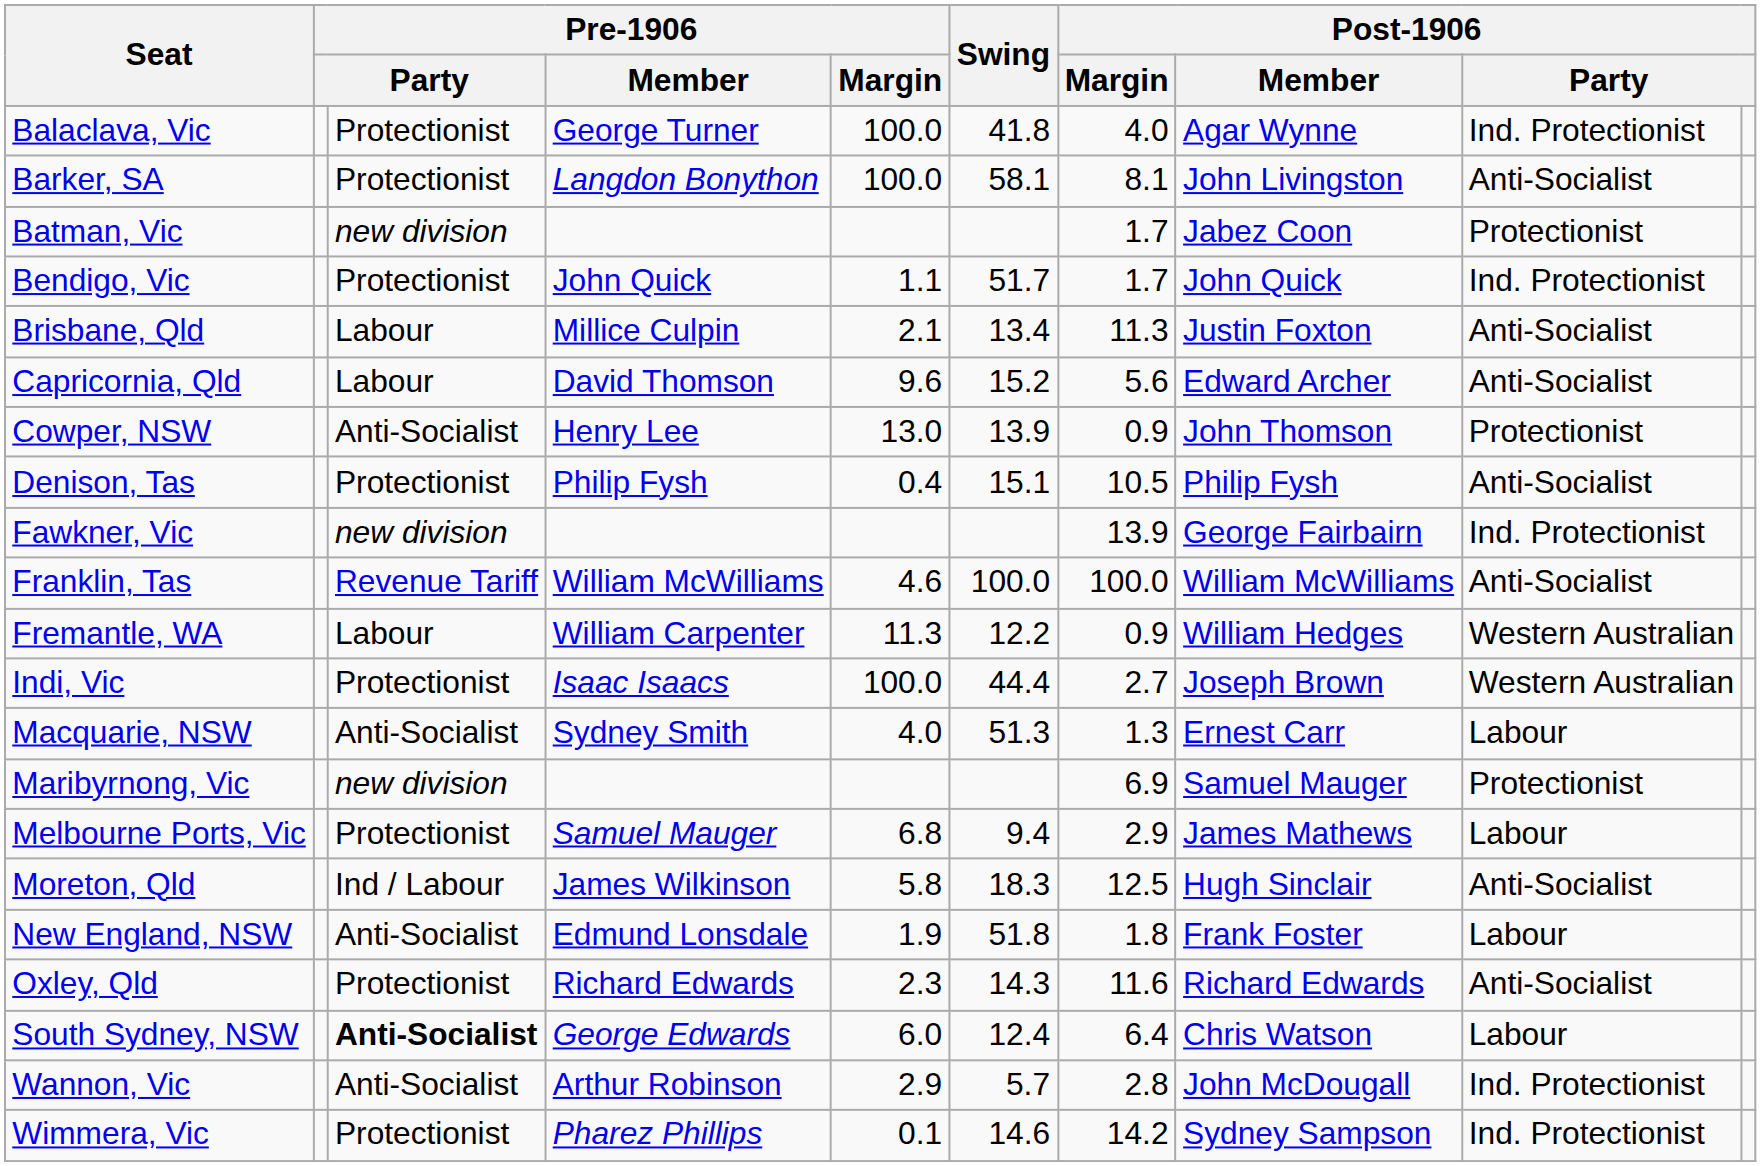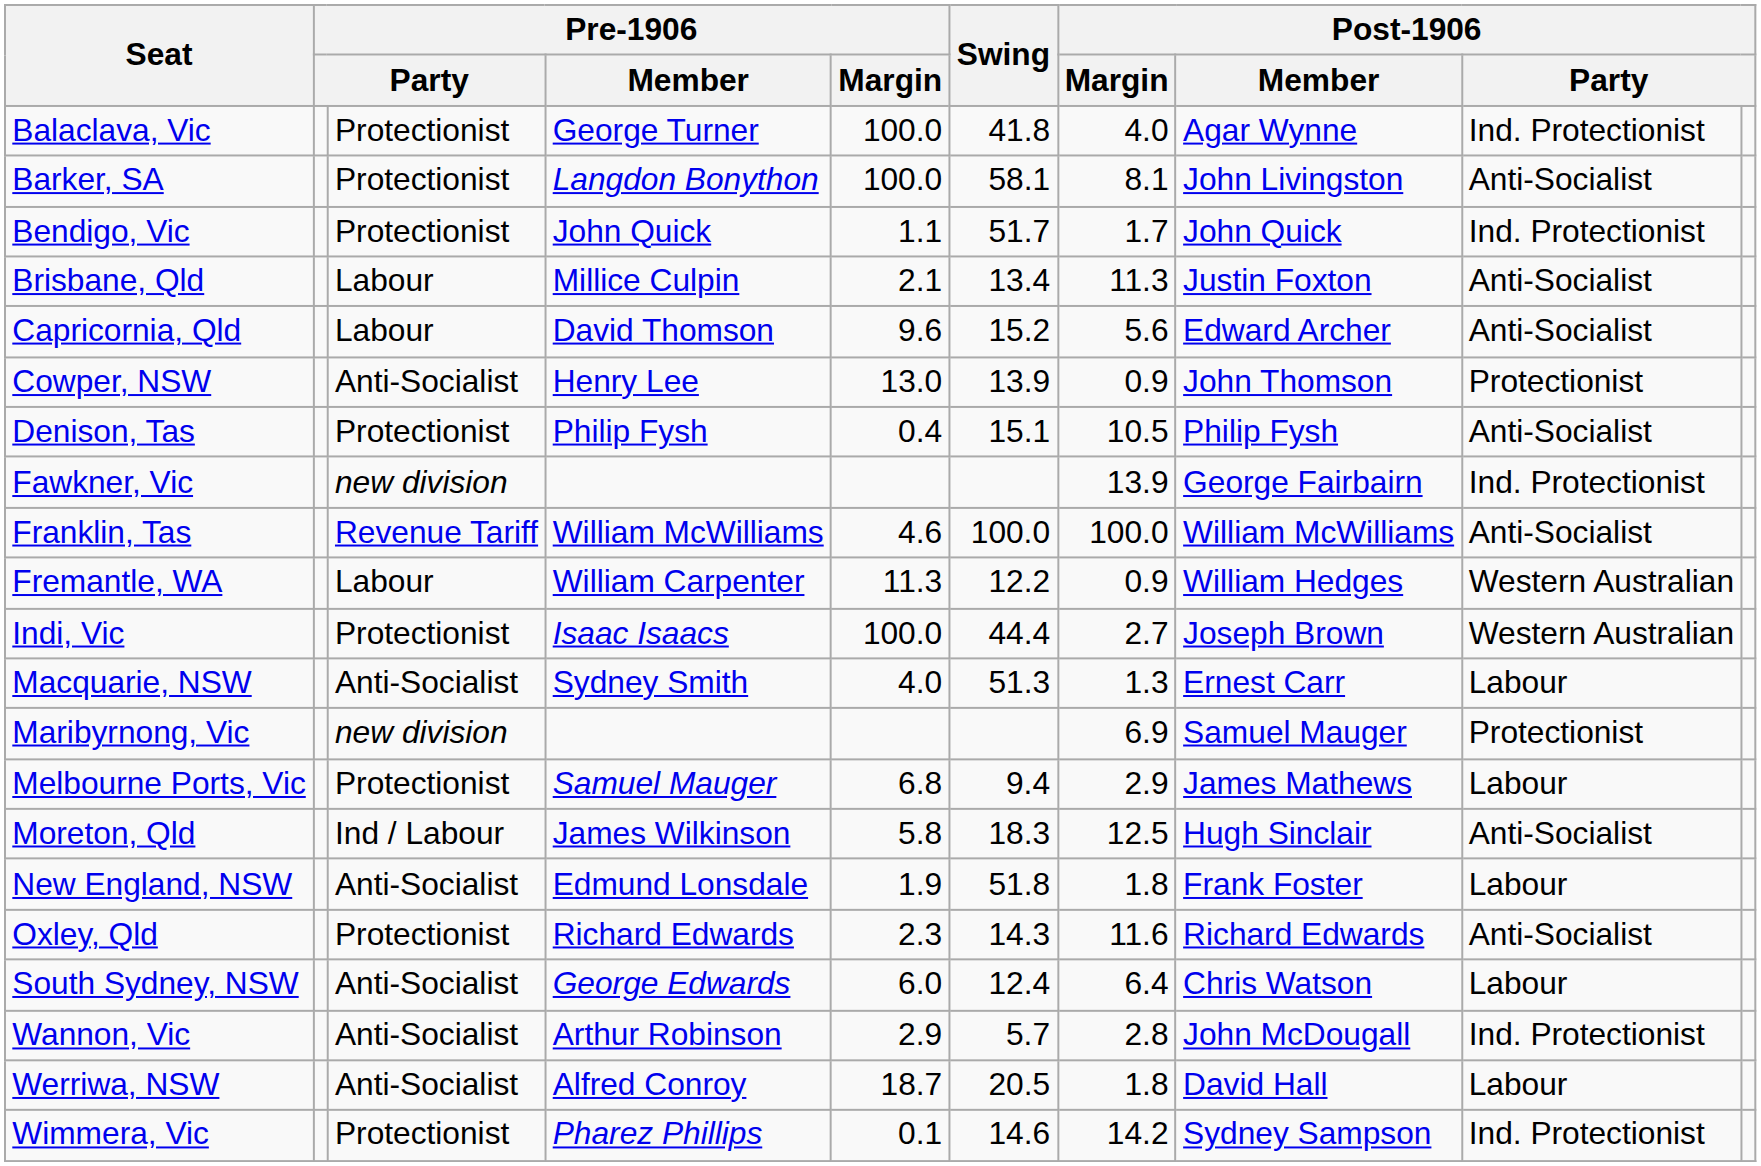- row: (97, 230)
(436, 1034) bold -> (427, 984) normal
+ row: (116, 1084)
